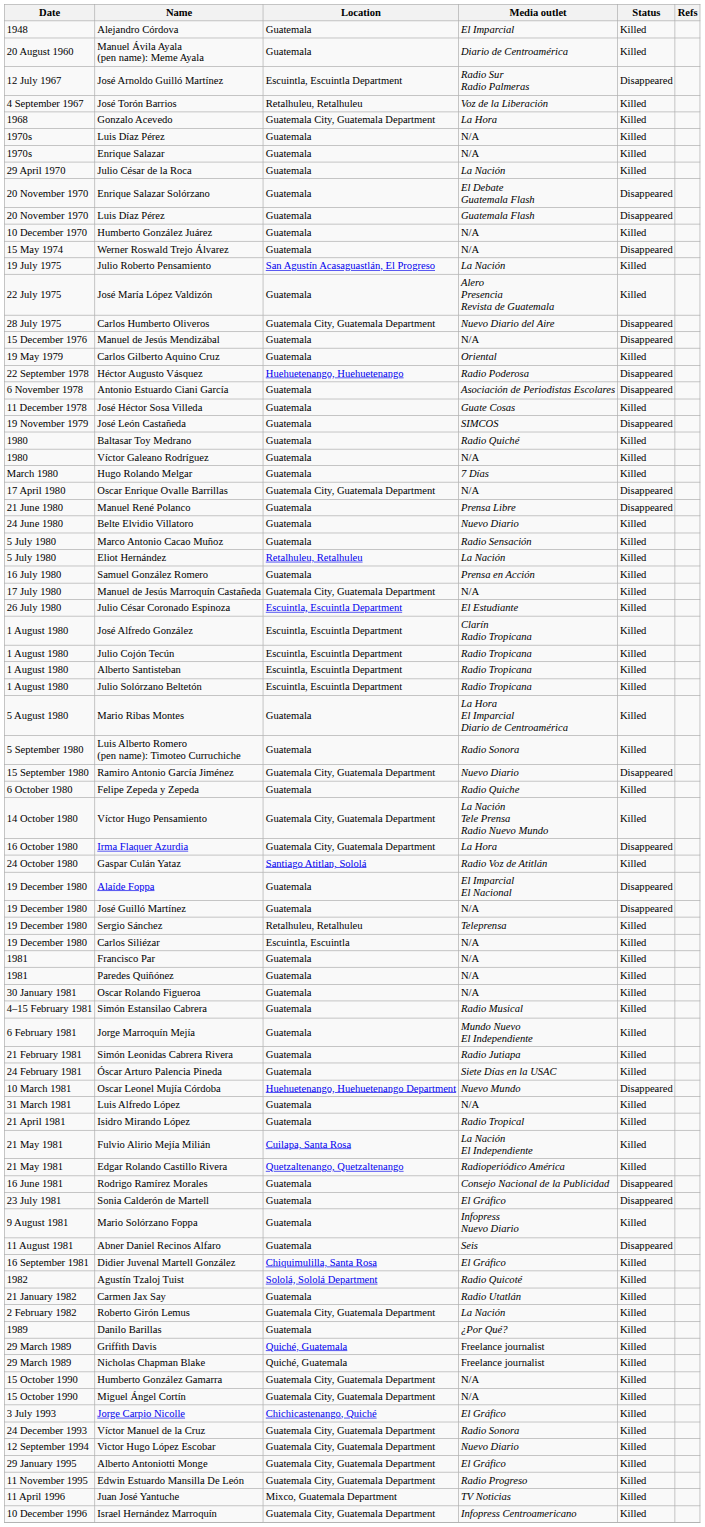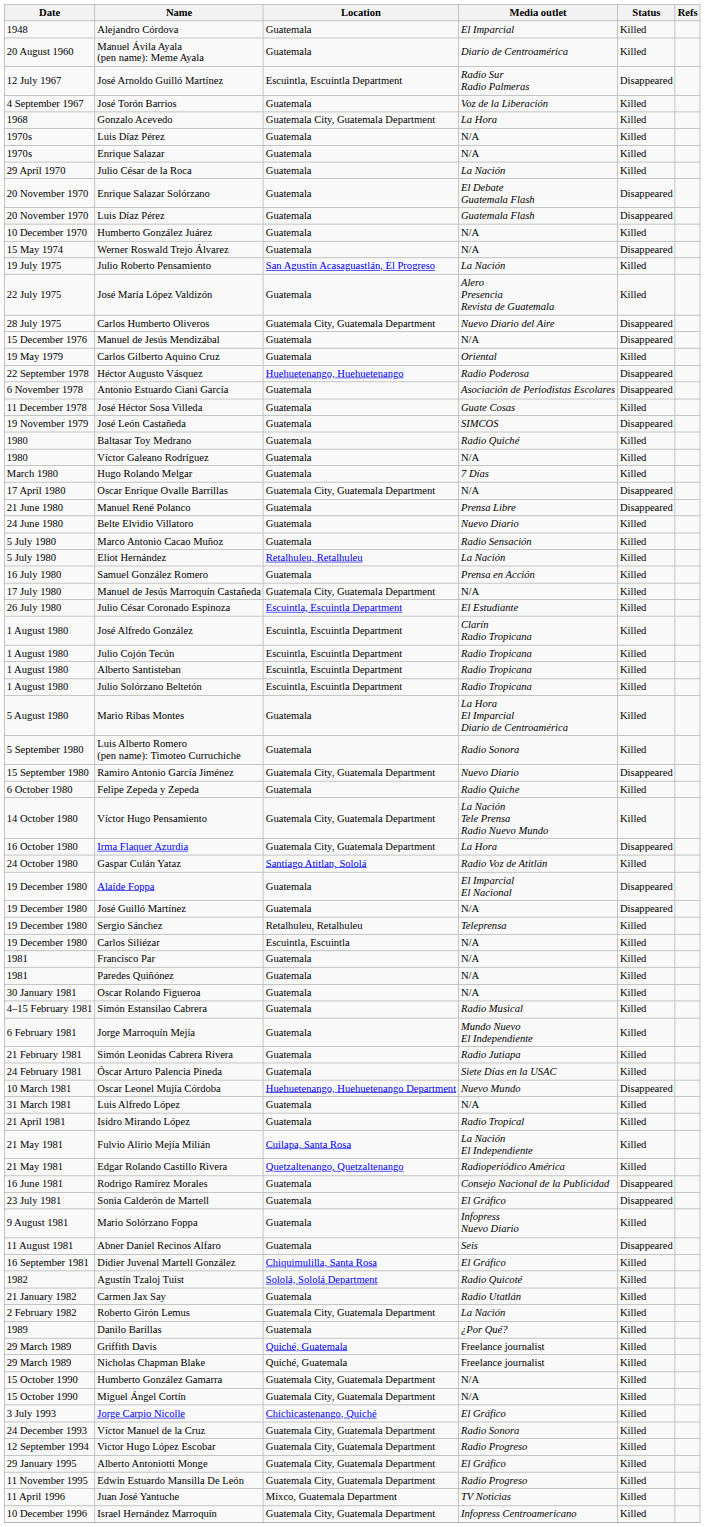(314, 103) Retalhuleu, Retalhuleu -> (289, 103) Guatemala
(490, 1447) Nuevo Diario -> (494, 1447) Radio Progreso
